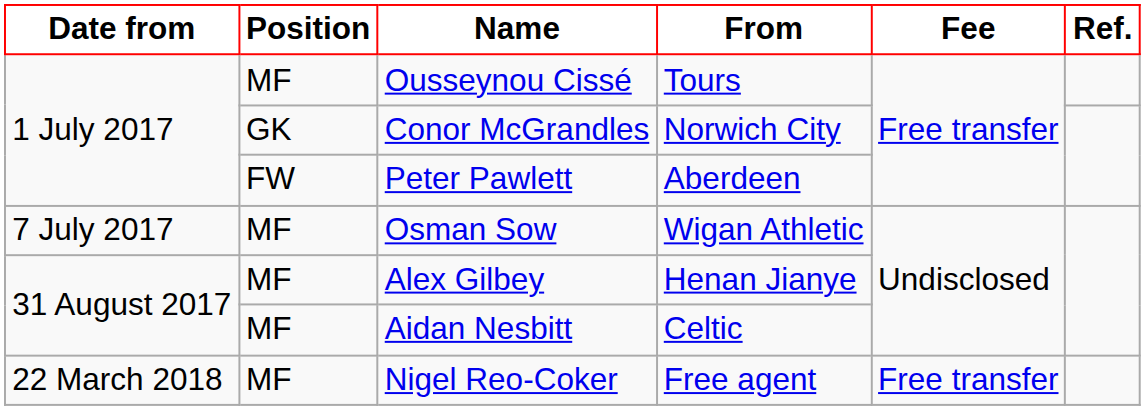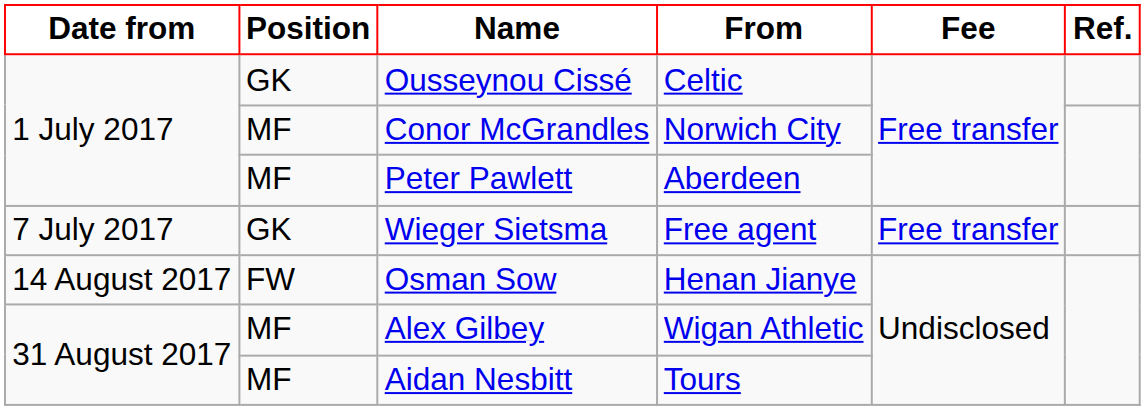(269, 79) MF -> (269, 79) GK
(702, 79) Tours -> (703, 79) Celtic
(269, 129) GK -> (269, 129) MF
(270, 179) FW -> (269, 179) MF
+ row: (496, 229)
(93, 229) 7 July 2017 -> (122, 279) 14 August 2017
(269, 229) MF -> (270, 279) FW
(764, 229) Wigan Athletic -> (760, 279) Henan Jianye
(760, 279) Henan Jianye -> (764, 329) Wigan Athletic
(703, 329) Celtic -> (702, 379) Tours
- row: (501, 379)
